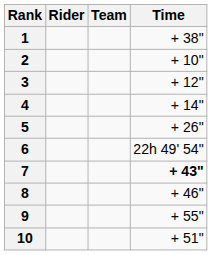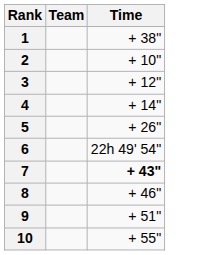- column: (67, 15)
(187, 216) + 55" -> (145, 216) + 51"
(187, 238) + 51" -> (145, 238) + 55"
